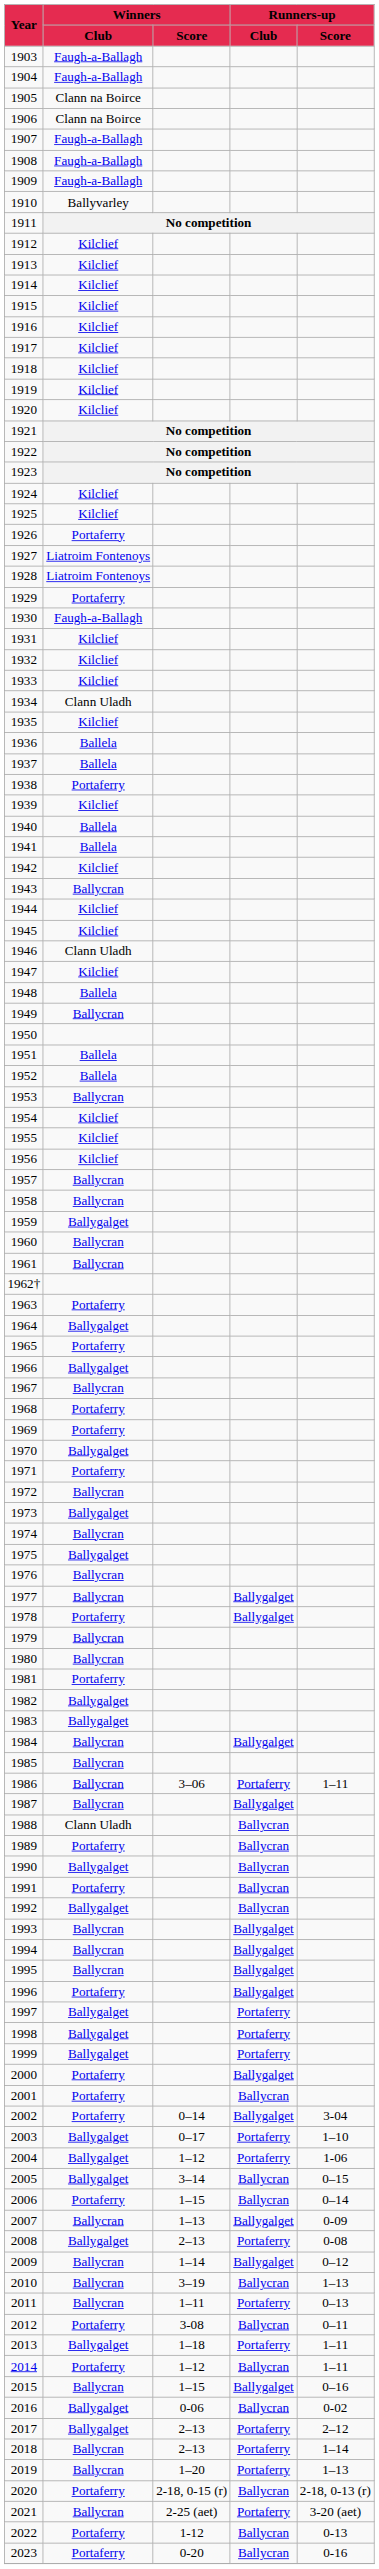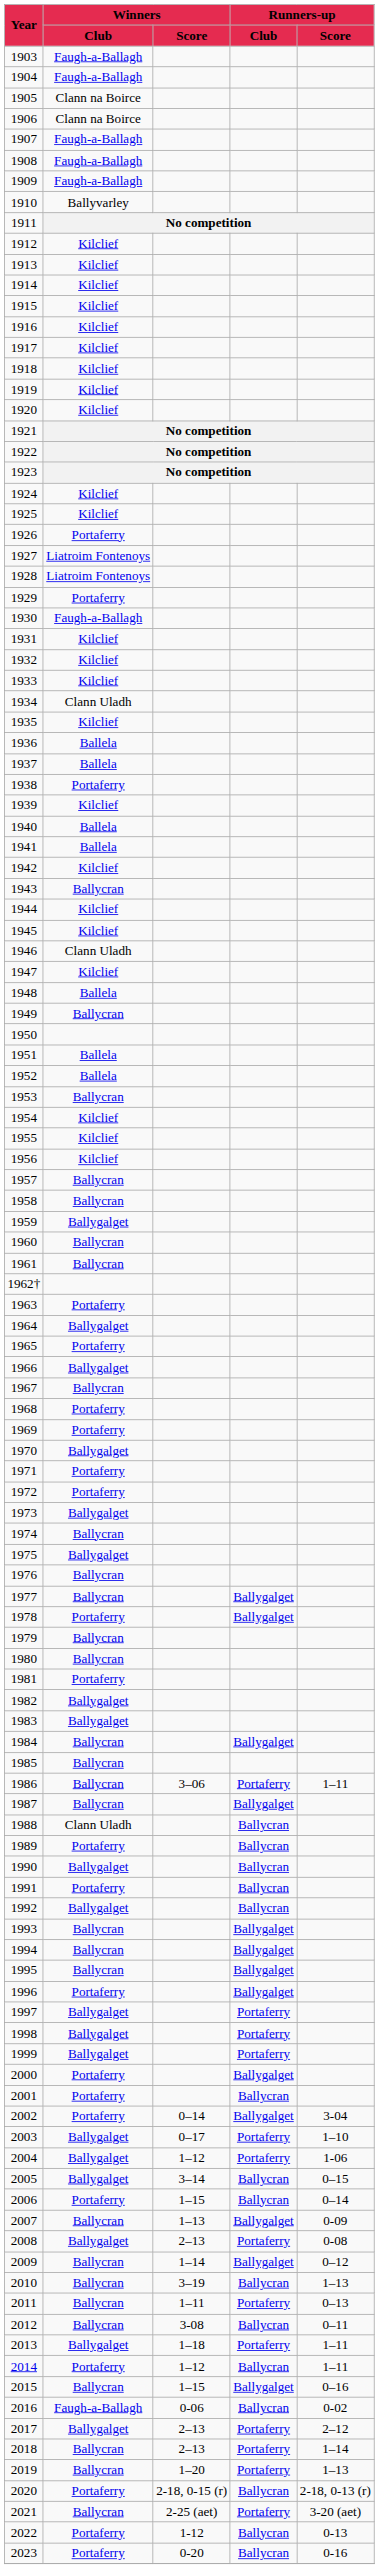(98, 1492) Ballycran -> (98, 1492) Portaferry
(98, 2324) Portaferry -> (98, 2324) Ballycran
(98, 2407) Ballygalget -> (98, 2407) Faugh-a-Ballagh
